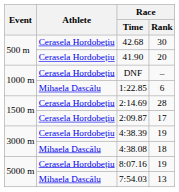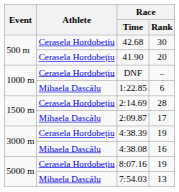(77, 118) Cerasela Hordobețiu -> (70, 118) Mihaela Dascălu
(162, 149) 18 -> (162, 149) 16
